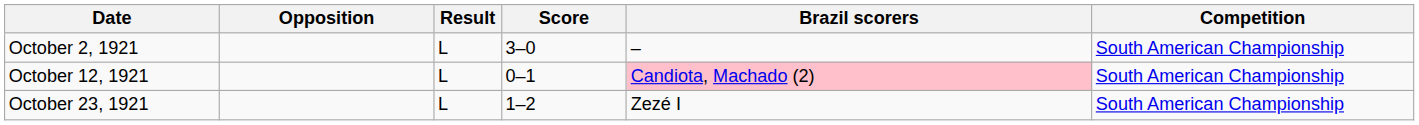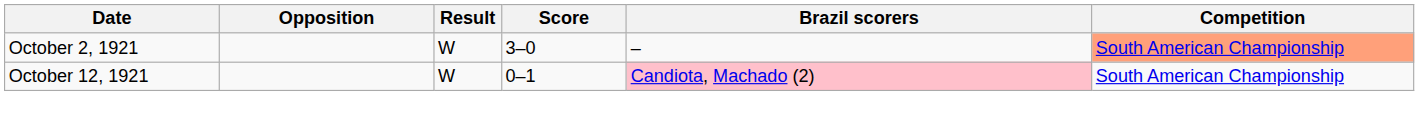(443, 47) L -> (447, 47) W
(1220, 47) no background -> (1220, 47) lightsalmon background
(443, 76) L -> (447, 76) W
- row: (79, 104)
